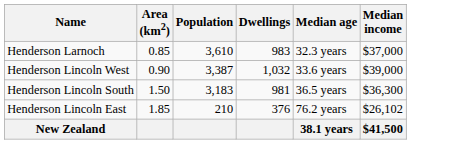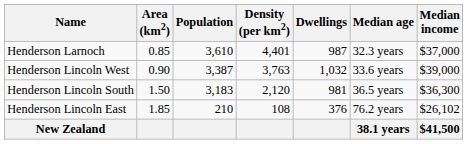+ column: (264, 22)
(281, 51) 983 -> (338, 51) 987
